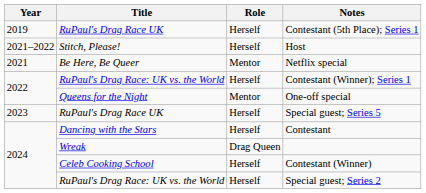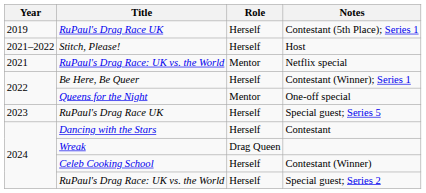(99, 63) Be Here, Be Queer -> (142, 63) RuPaul's Drag Race: UK vs. the World
(142, 79) RuPaul's Drag Race: UK vs. the World -> (99, 79) Be Here, Be Queer
